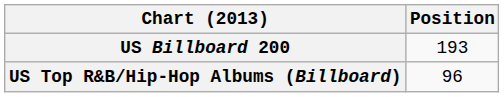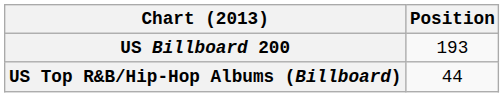(452, 77) 96 -> (452, 77) 44
